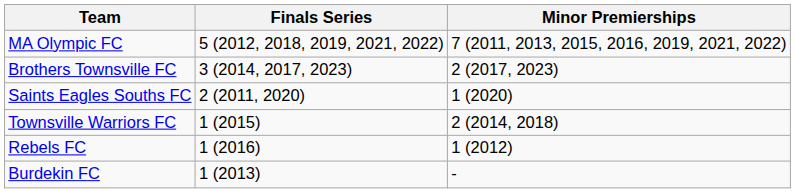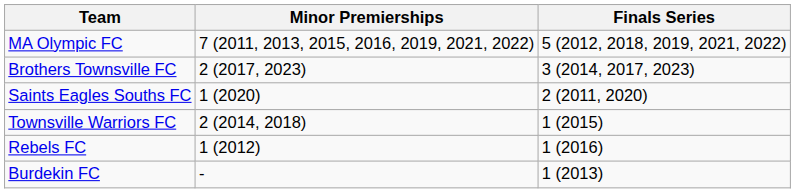columns swapped: (619, 17) <-> (321, 17)
